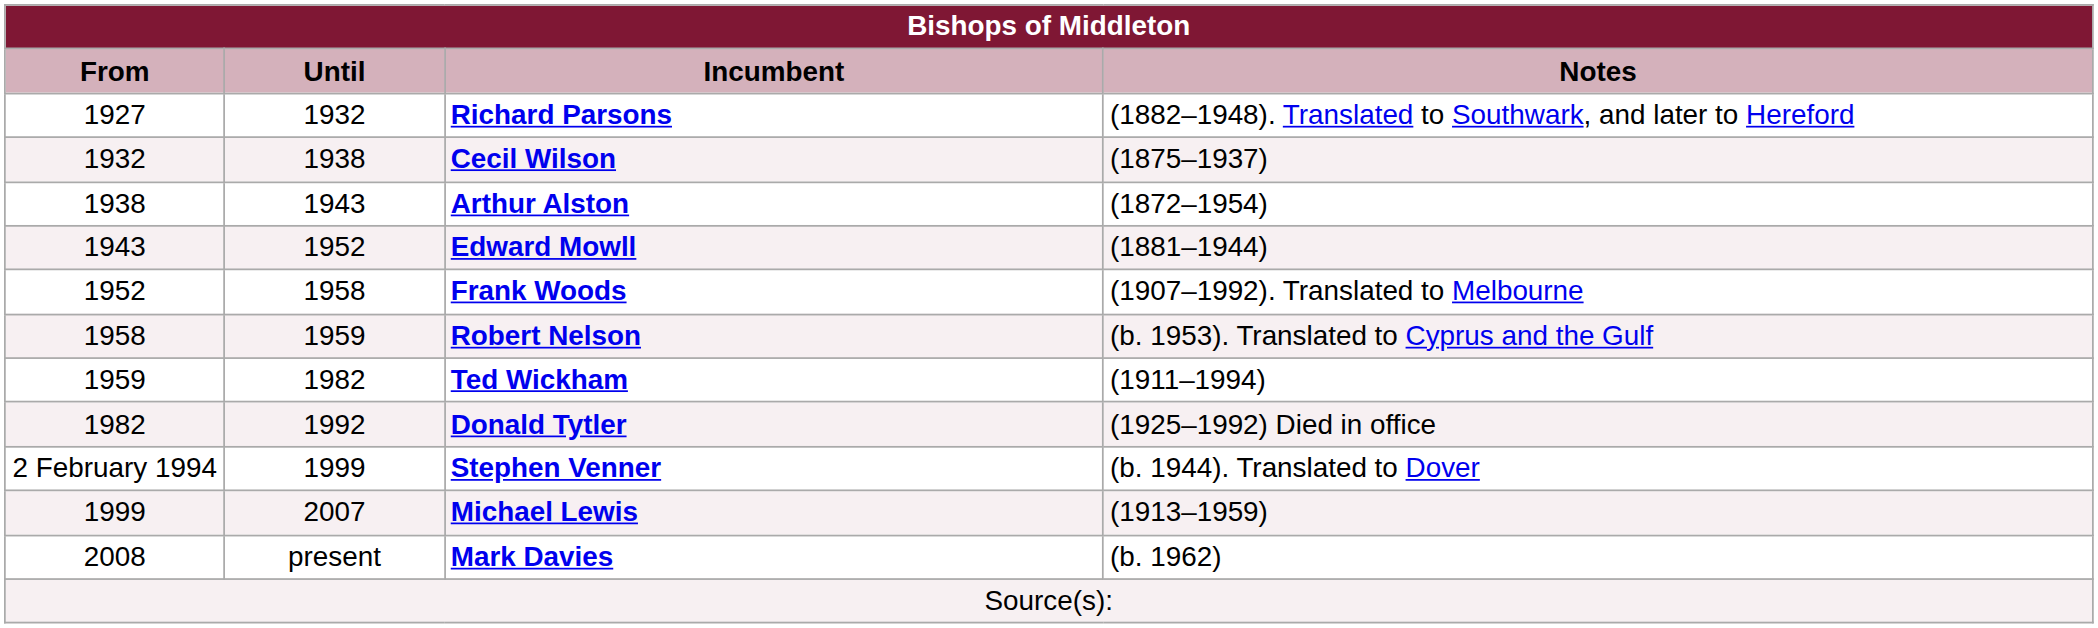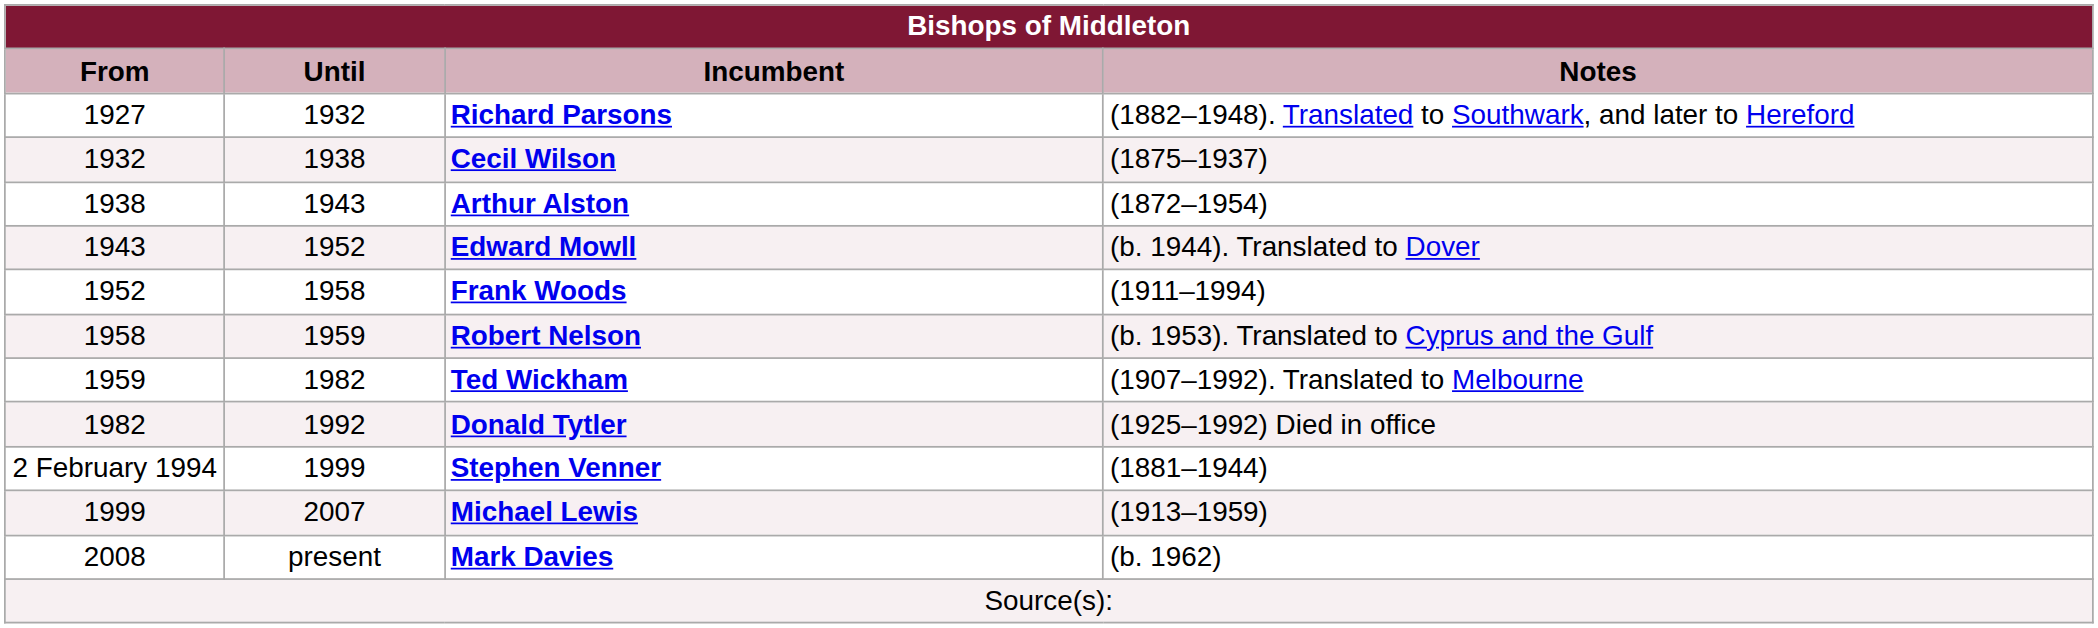(1189, 247) (1881–1944) -> (1295, 247) (b. 1944). Translated to Dover
(1347, 291) (1907–1992). Translated to Melbourne -> (1188, 291) (1911–1994)
(1188, 379) (1911–1994) -> (1347, 379) (1907–1992). Translated to Melbourne
(1295, 468) (b. 1944). Translated to Dover -> (1189, 468) (1881–1944)
